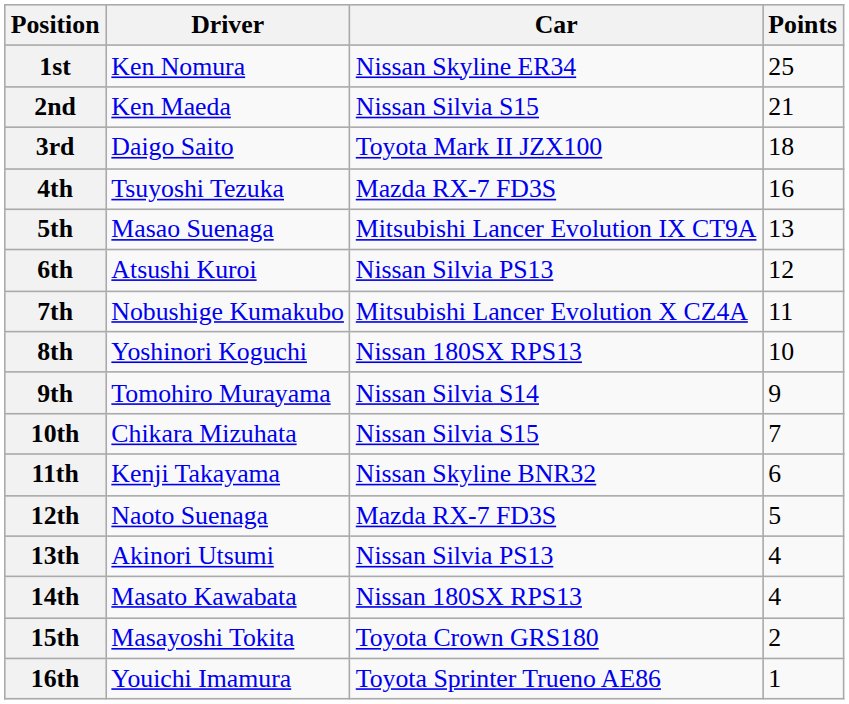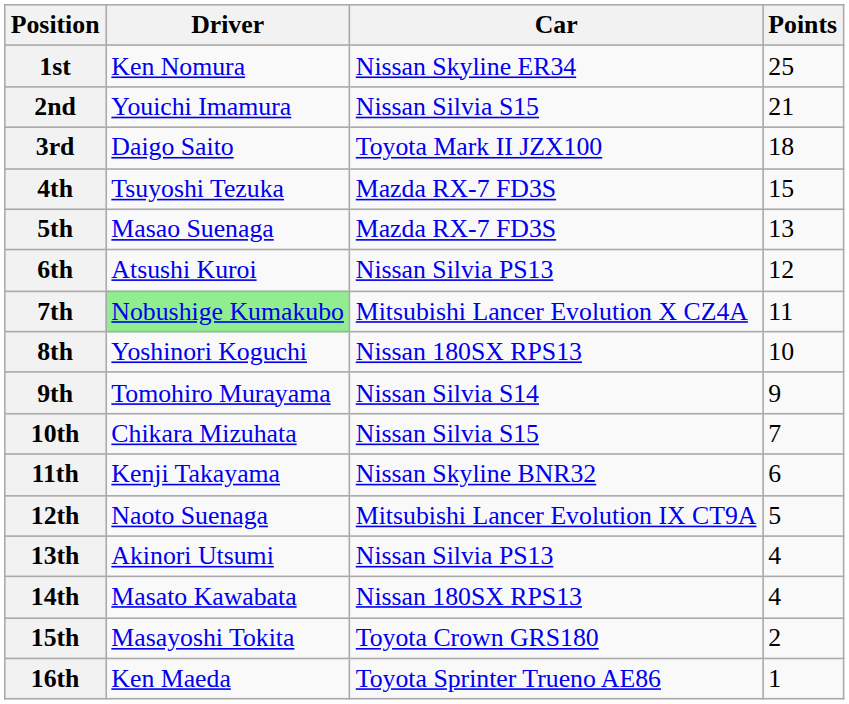(171, 106) Ken Maeda -> (201, 106) Youichi Imamura
(781, 188) 16 -> (781, 188) 15
(556, 229) Mitsubishi Lancer Evolution IX CT9A -> (456, 229) Mazda RX-7 FD3S
(228, 310) no background -> (228, 310) lightgreen background
(456, 515) Mazda RX-7 FD3S -> (556, 515) Mitsubishi Lancer Evolution IX CT9A
(201, 678) Youichi Imamura -> (171, 678) Ken Maeda
